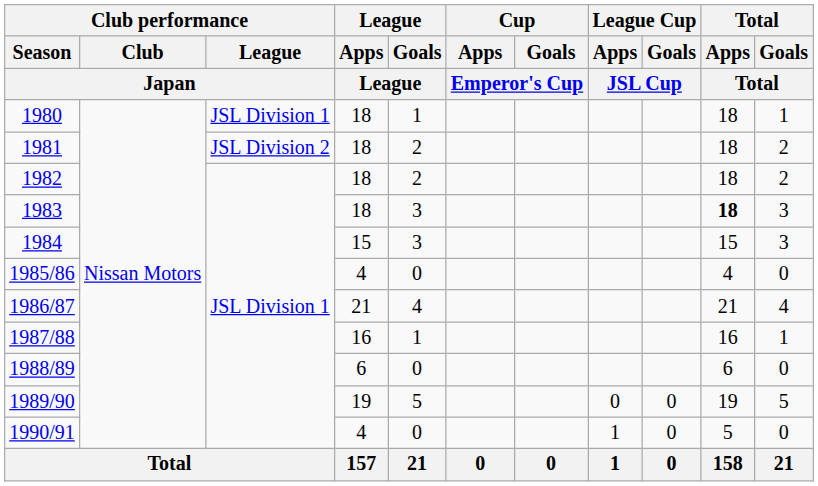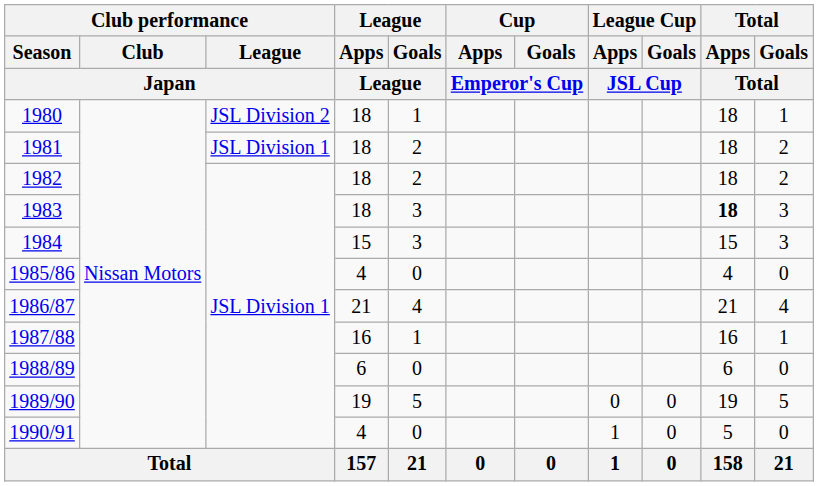(270, 115) JSL Division 1 -> (270, 115) JSL Division 2
(270, 147) JSL Division 2 -> (270, 147) JSL Division 1
